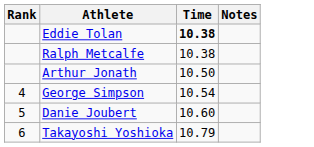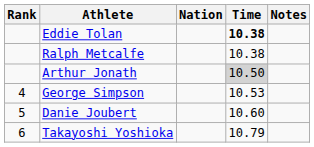+ column: (201, 14)
(197, 73) no background -> (247, 73) lightgrey background
(197, 93) 10.54 -> (247, 93) 10.53
